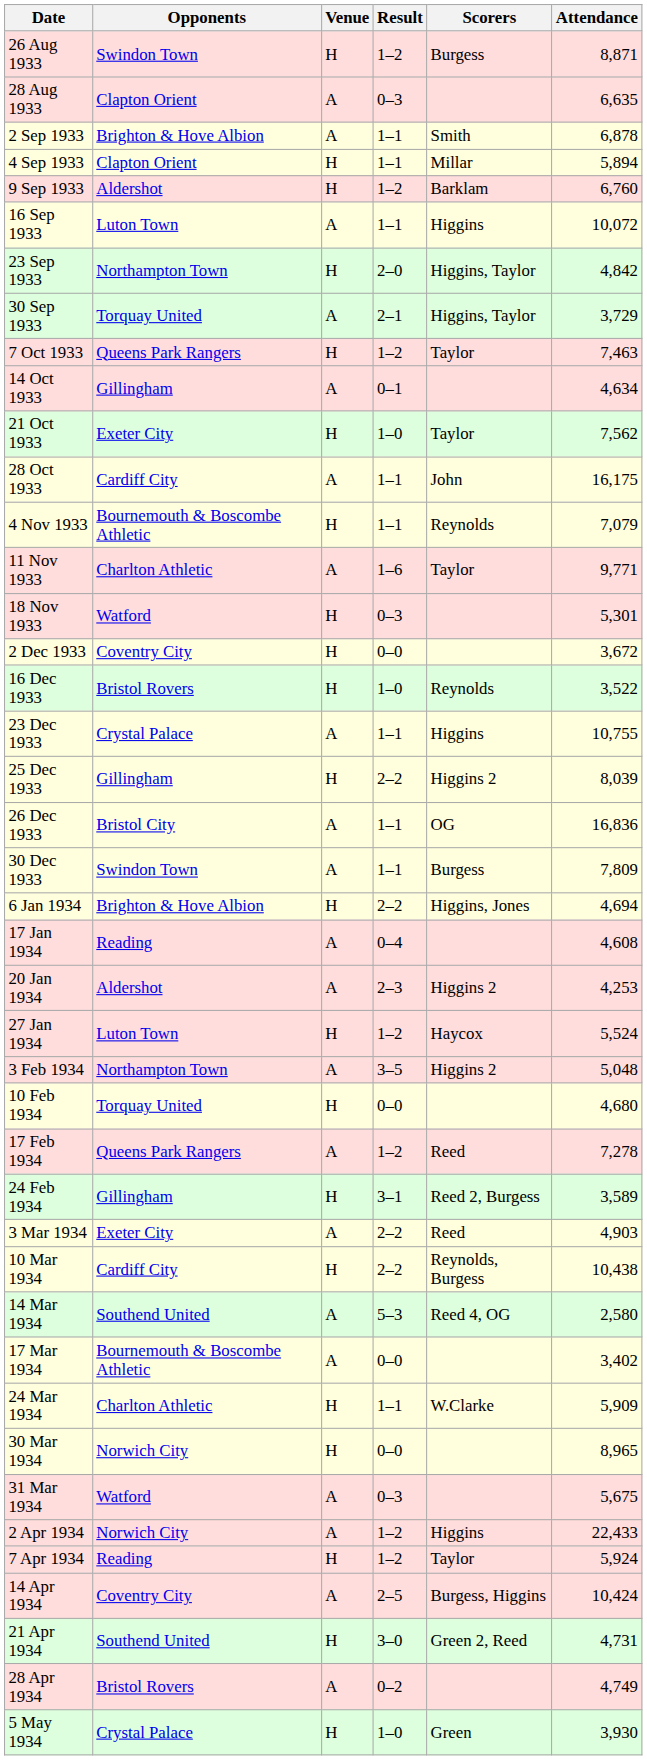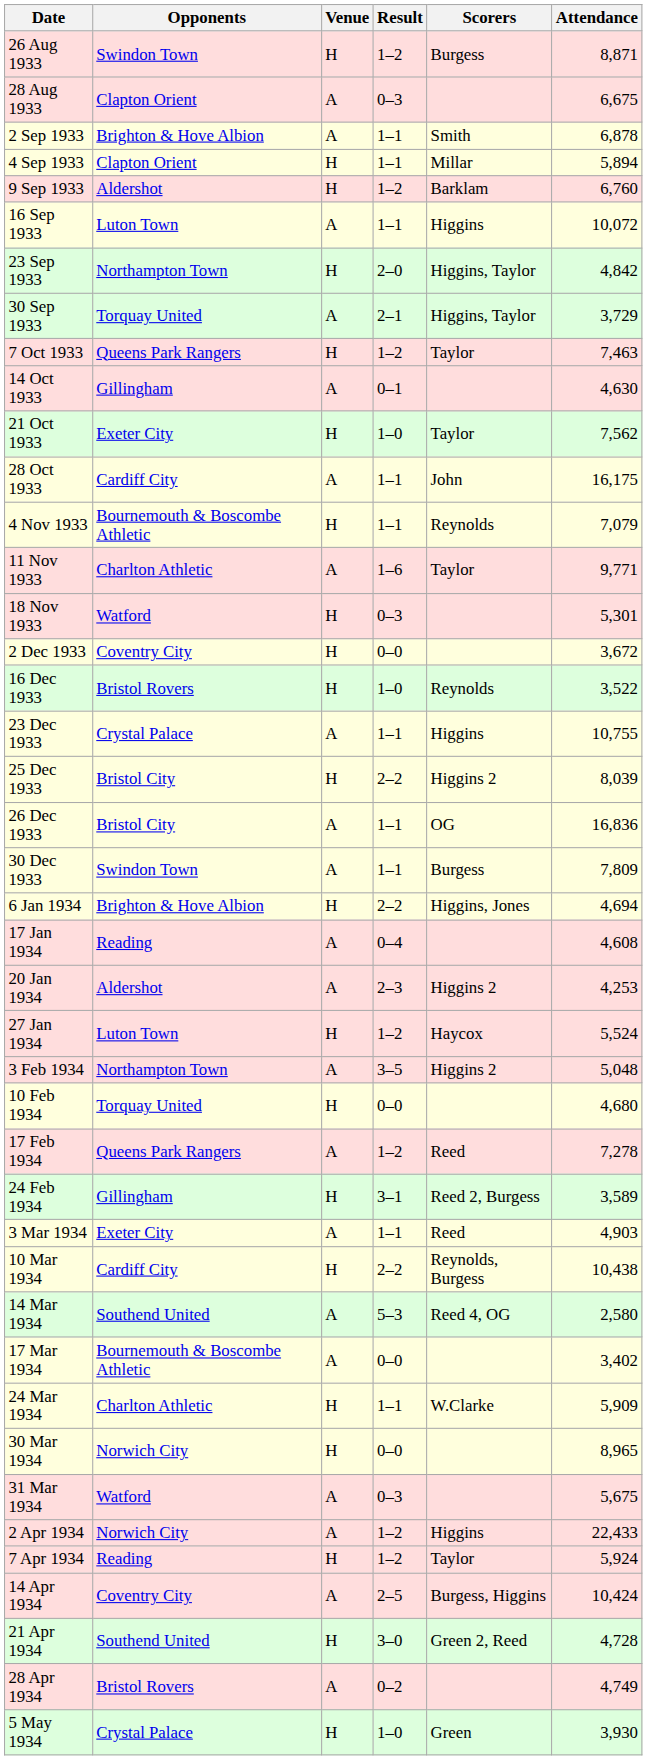(619, 99) 6,635 -> (619, 99) 6,675
(619, 388) 4,634 -> (619, 388) 4,630
(135, 779) Gillingham -> (136, 779) Bristol City
(390, 1232) 2–2 -> (390, 1232) 1–1
(619, 1641) 4,731 -> (619, 1641) 4,728
